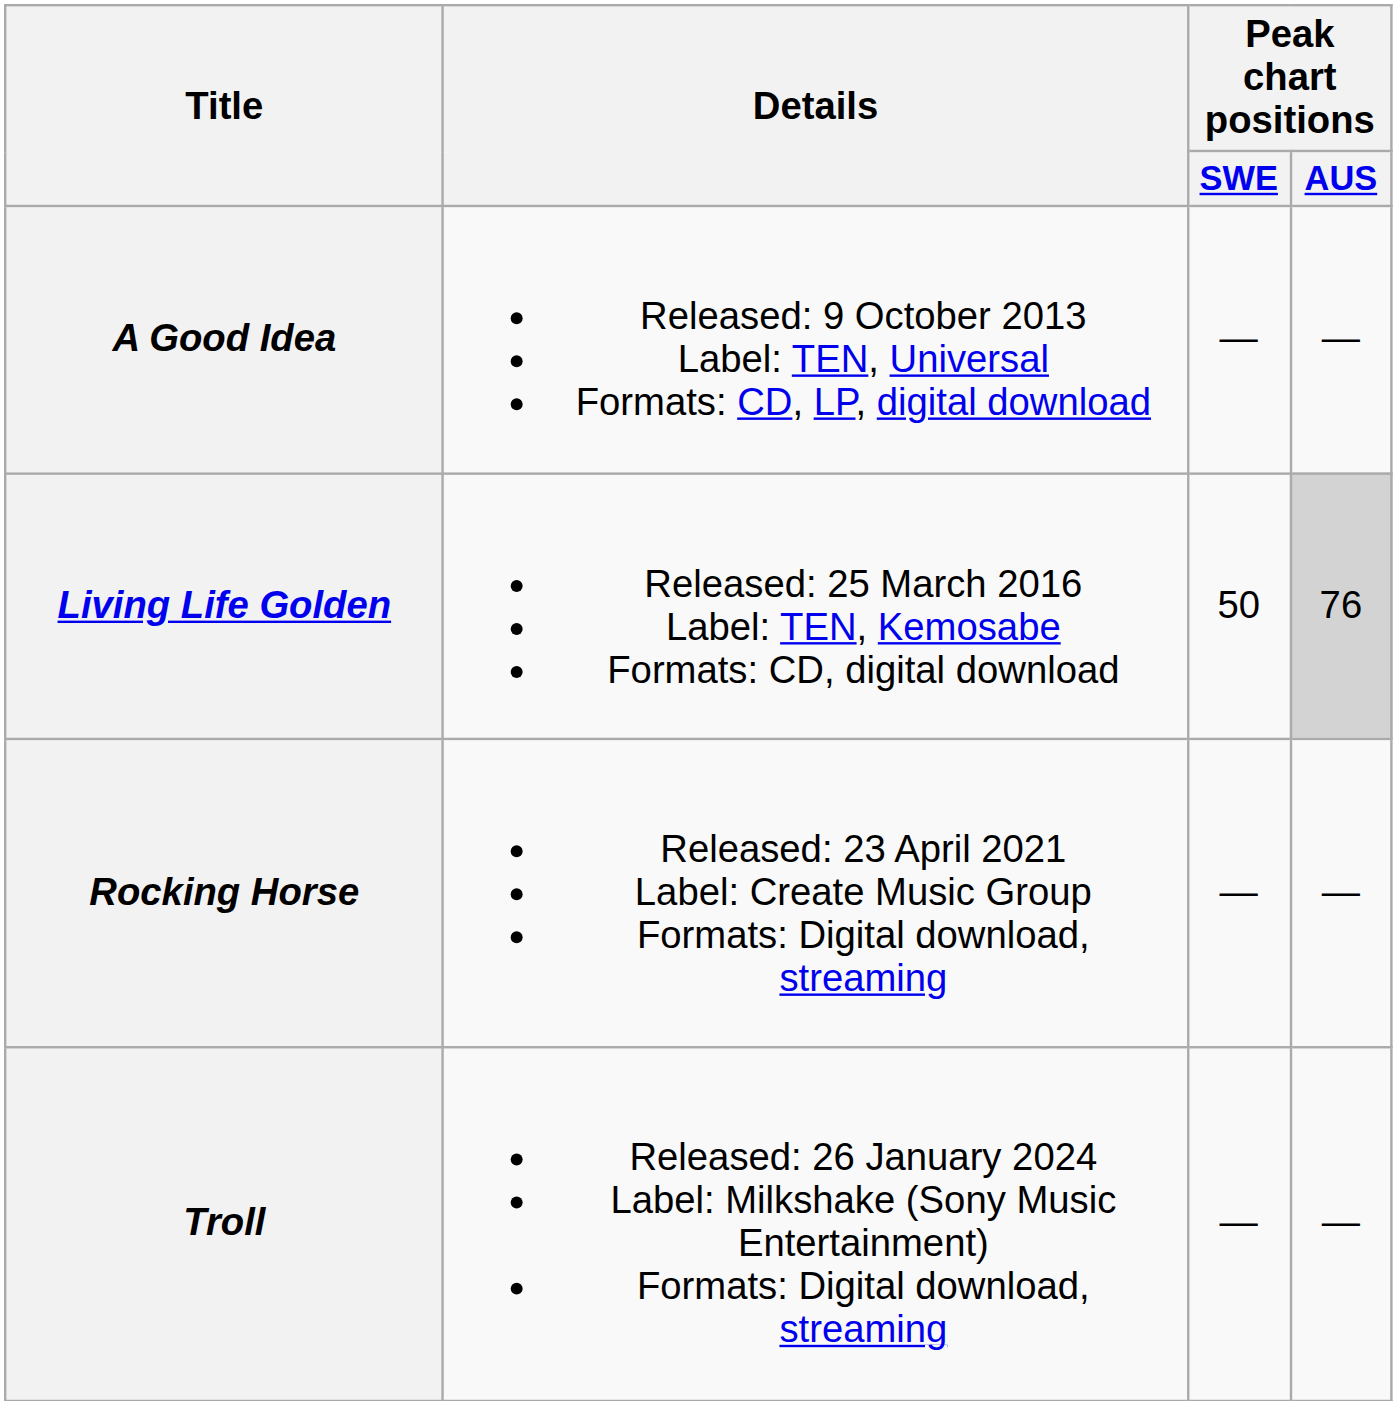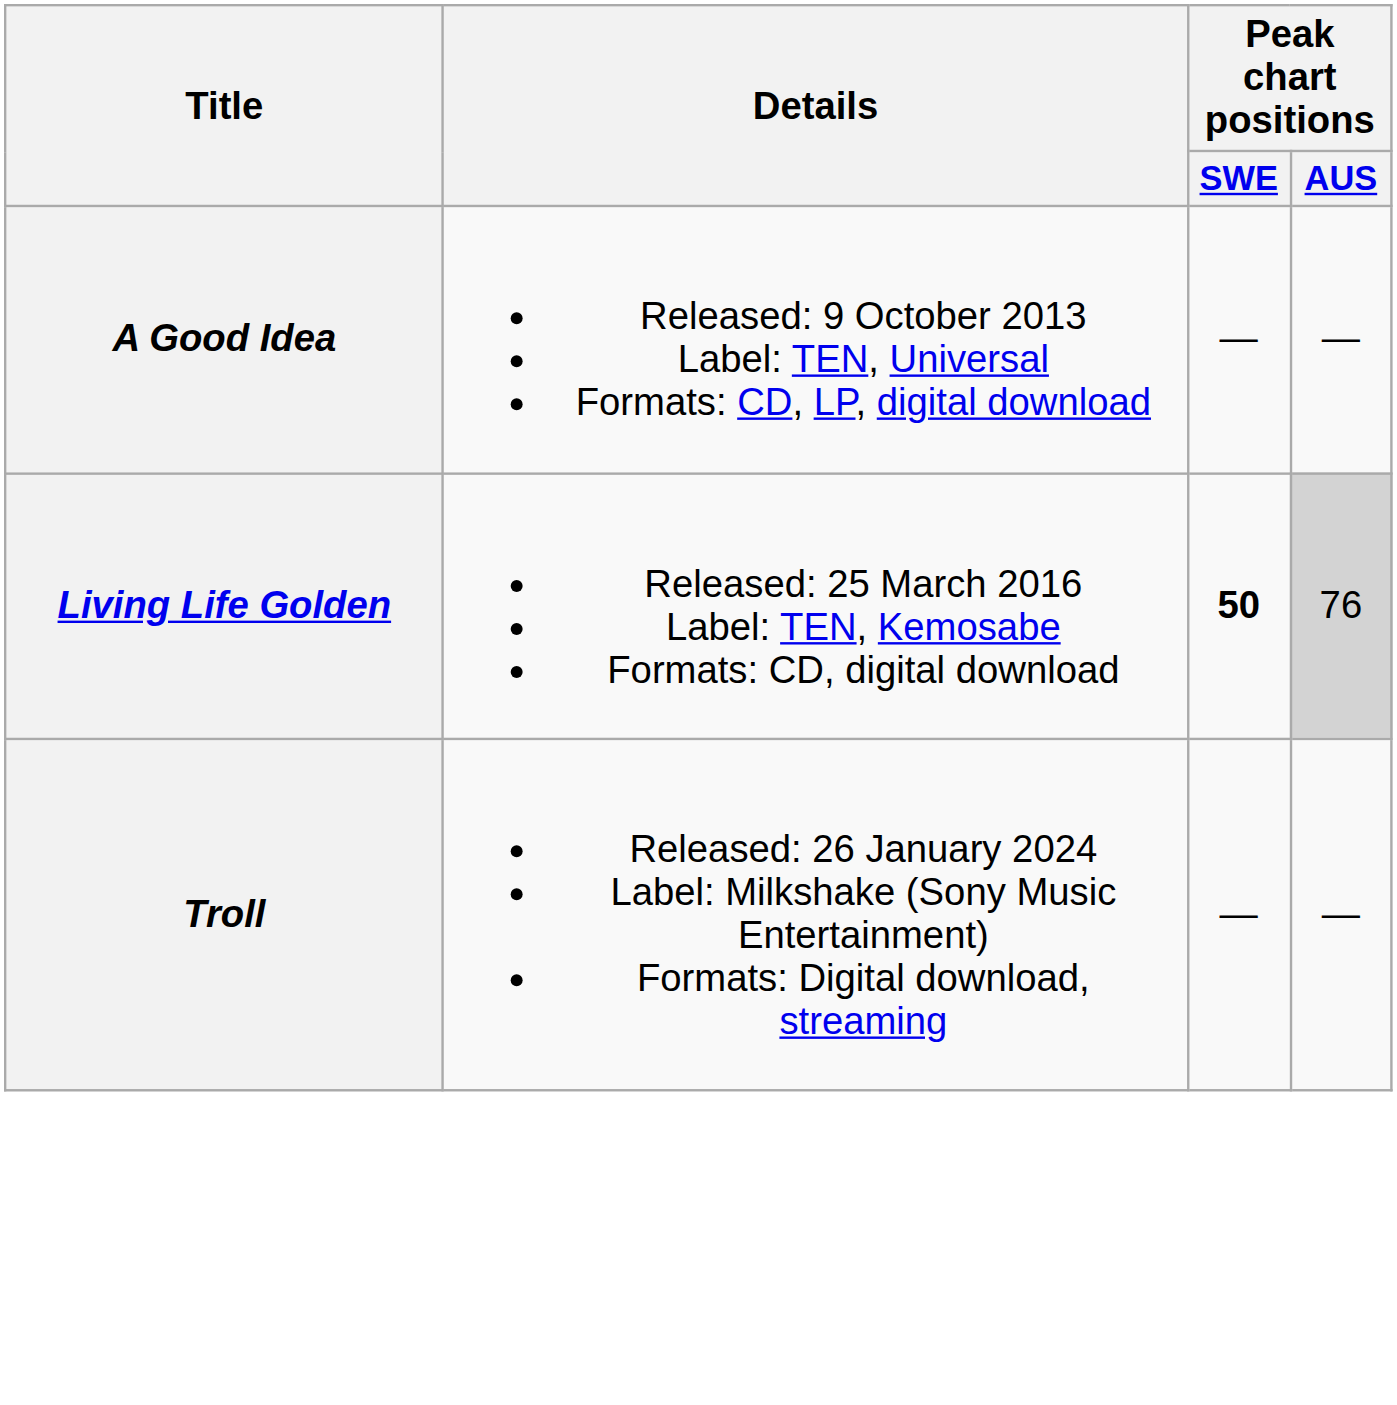(1239, 604) normal -> (1239, 604) bold
- row: (224, 892)
